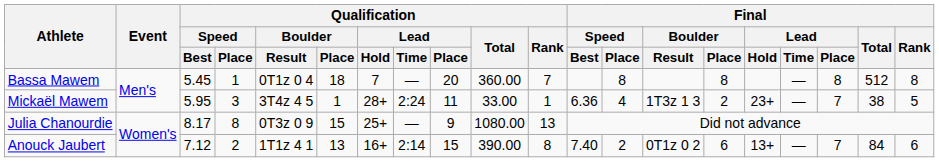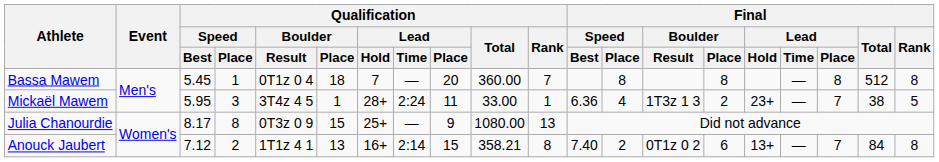(500, 146) 390.00 -> (500, 146) 358.21
(914, 146) 6 -> (914, 146) 8
